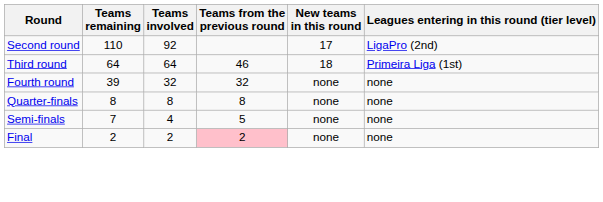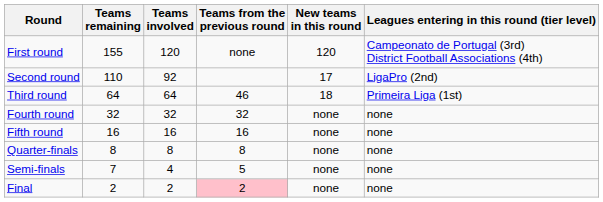+ row: (35, 51)
(113, 82) 39 -> (113, 114) 32
+ row: (35, 132)
